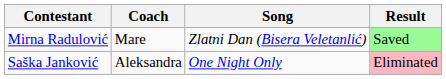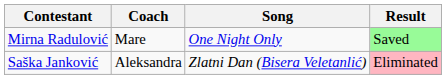(278, 39) Zlatni Dan (Bisera Veletanlić) -> (235, 39) One Night Only
(235, 62) One Night Only -> (278, 62) Zlatni Dan (Bisera Veletanlić)
